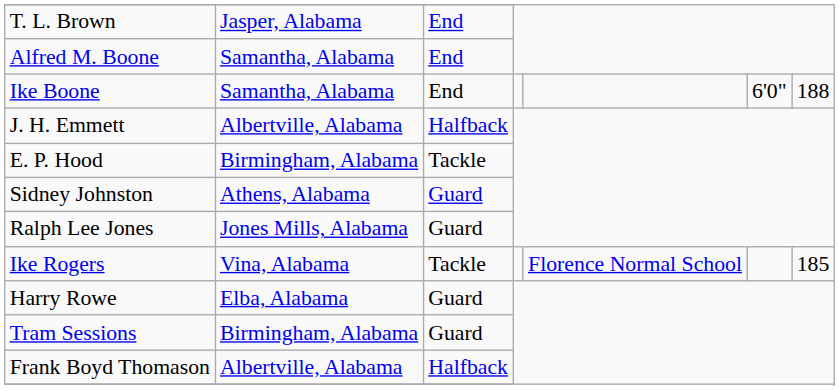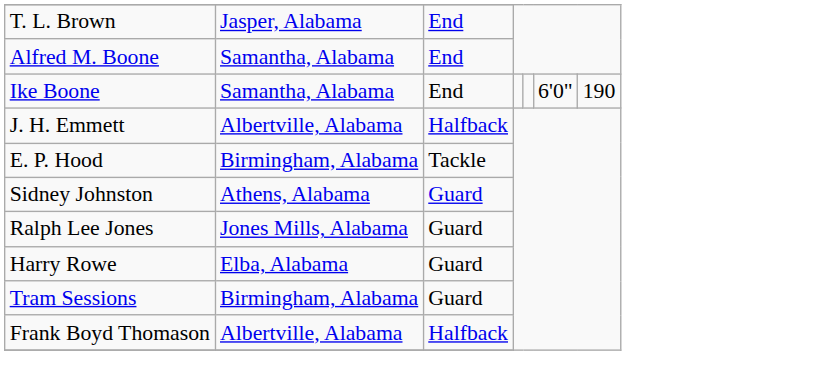(813, 90) 188 -> (599, 90) 190
- row: (57, 263)
